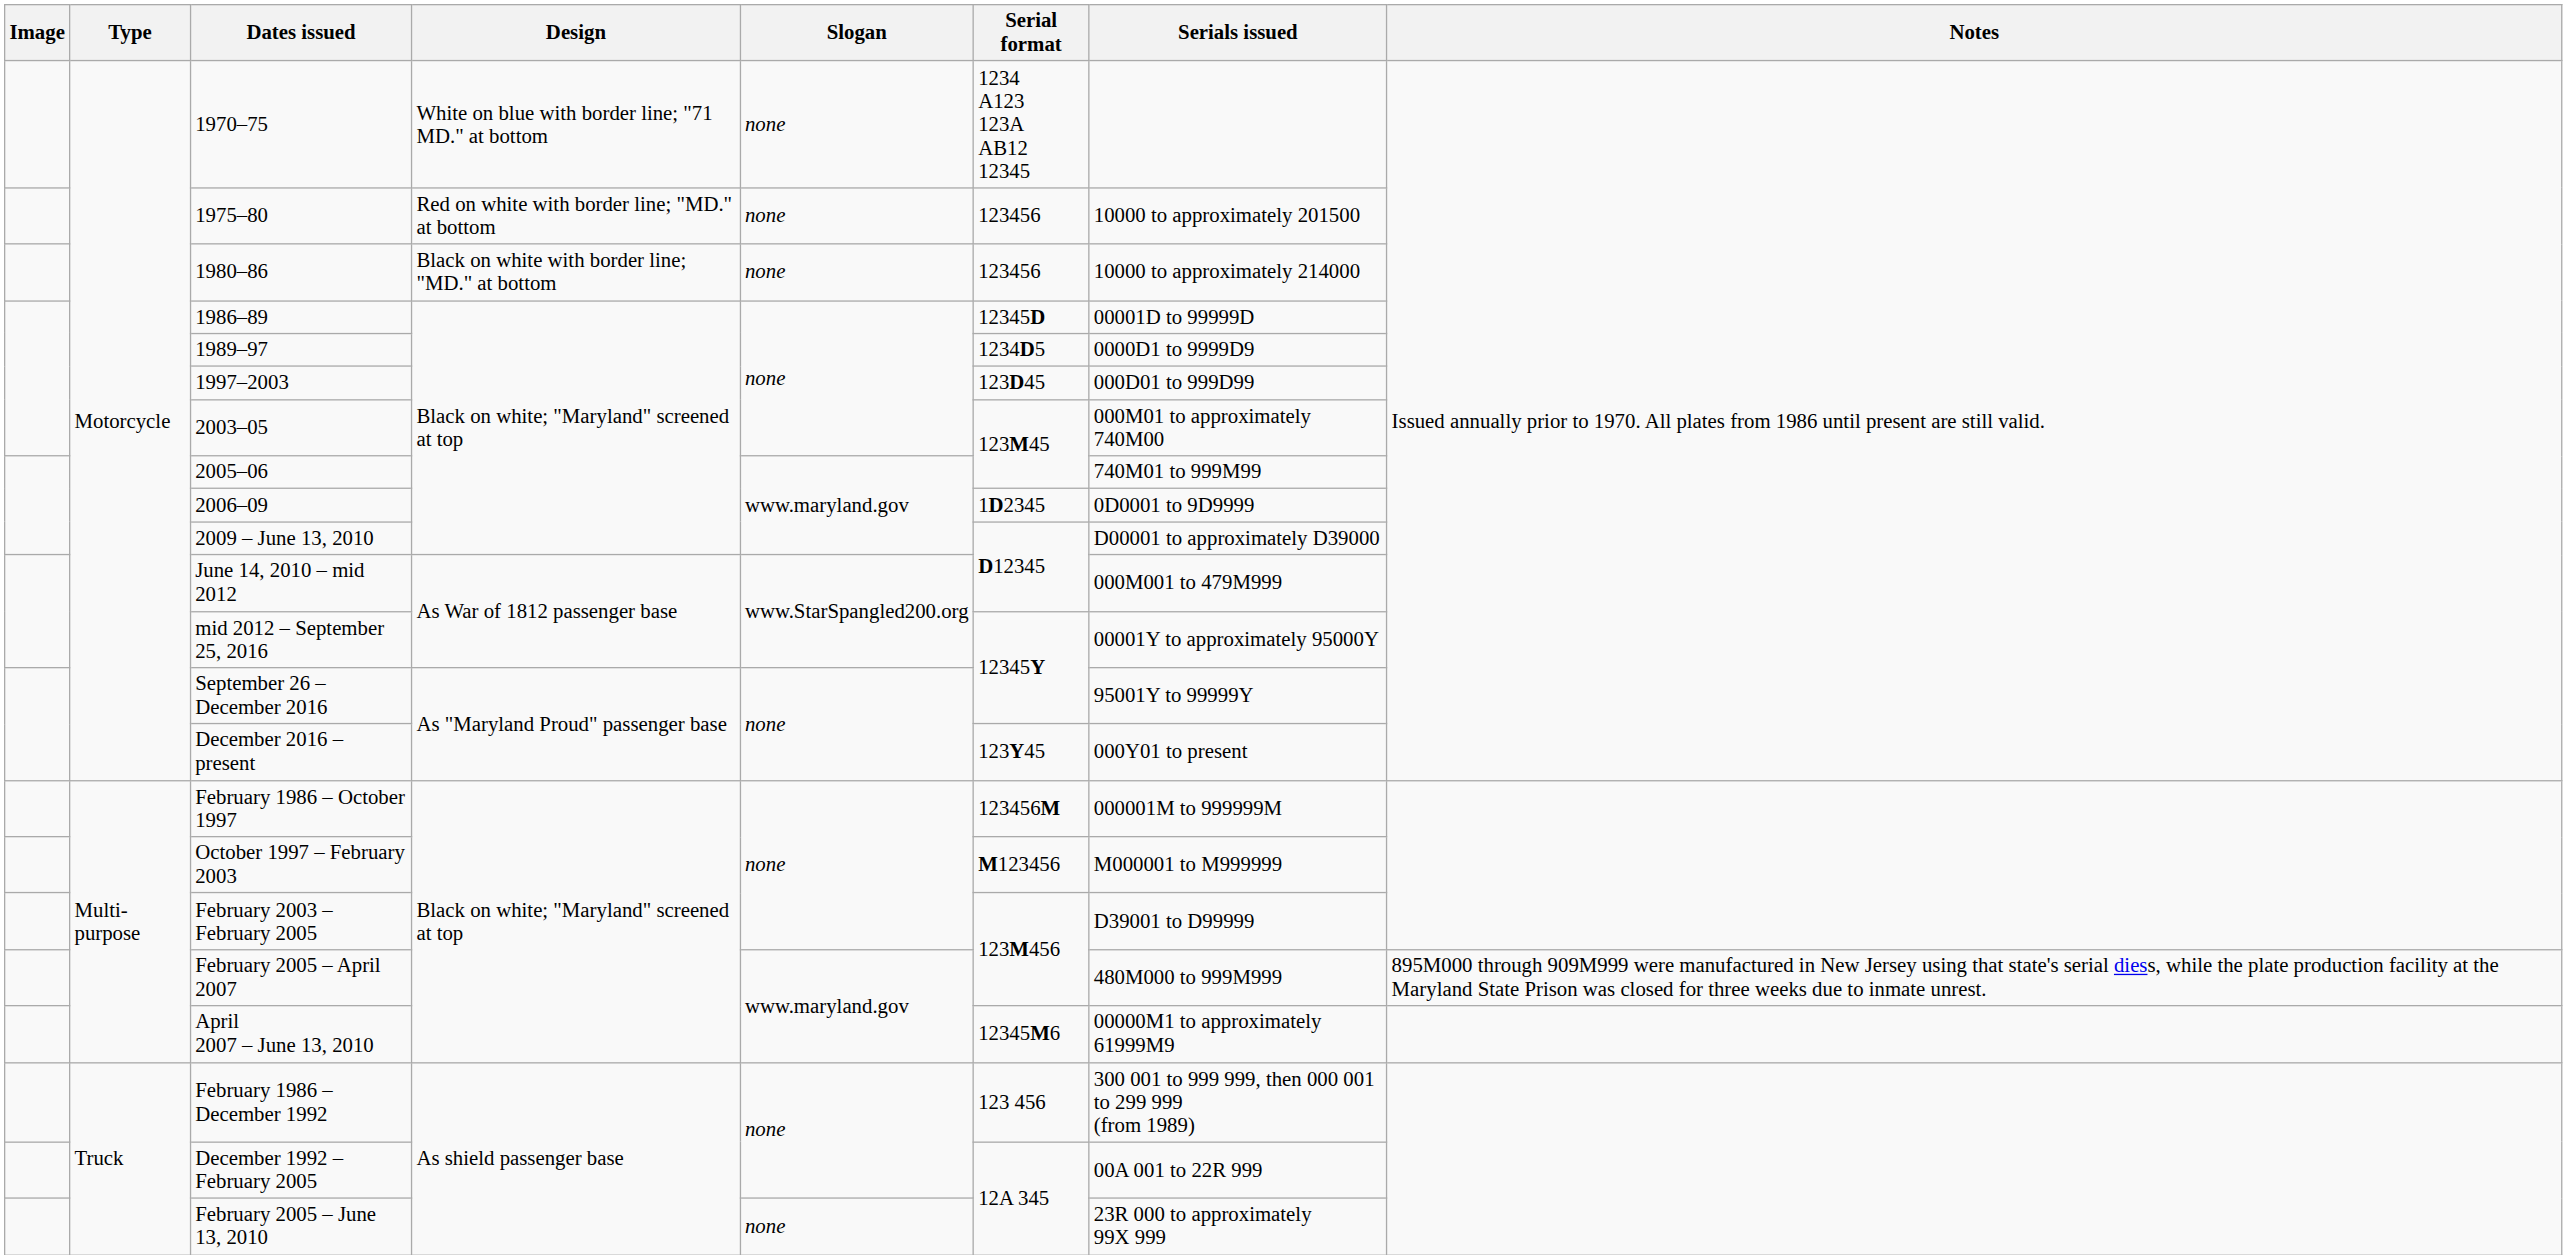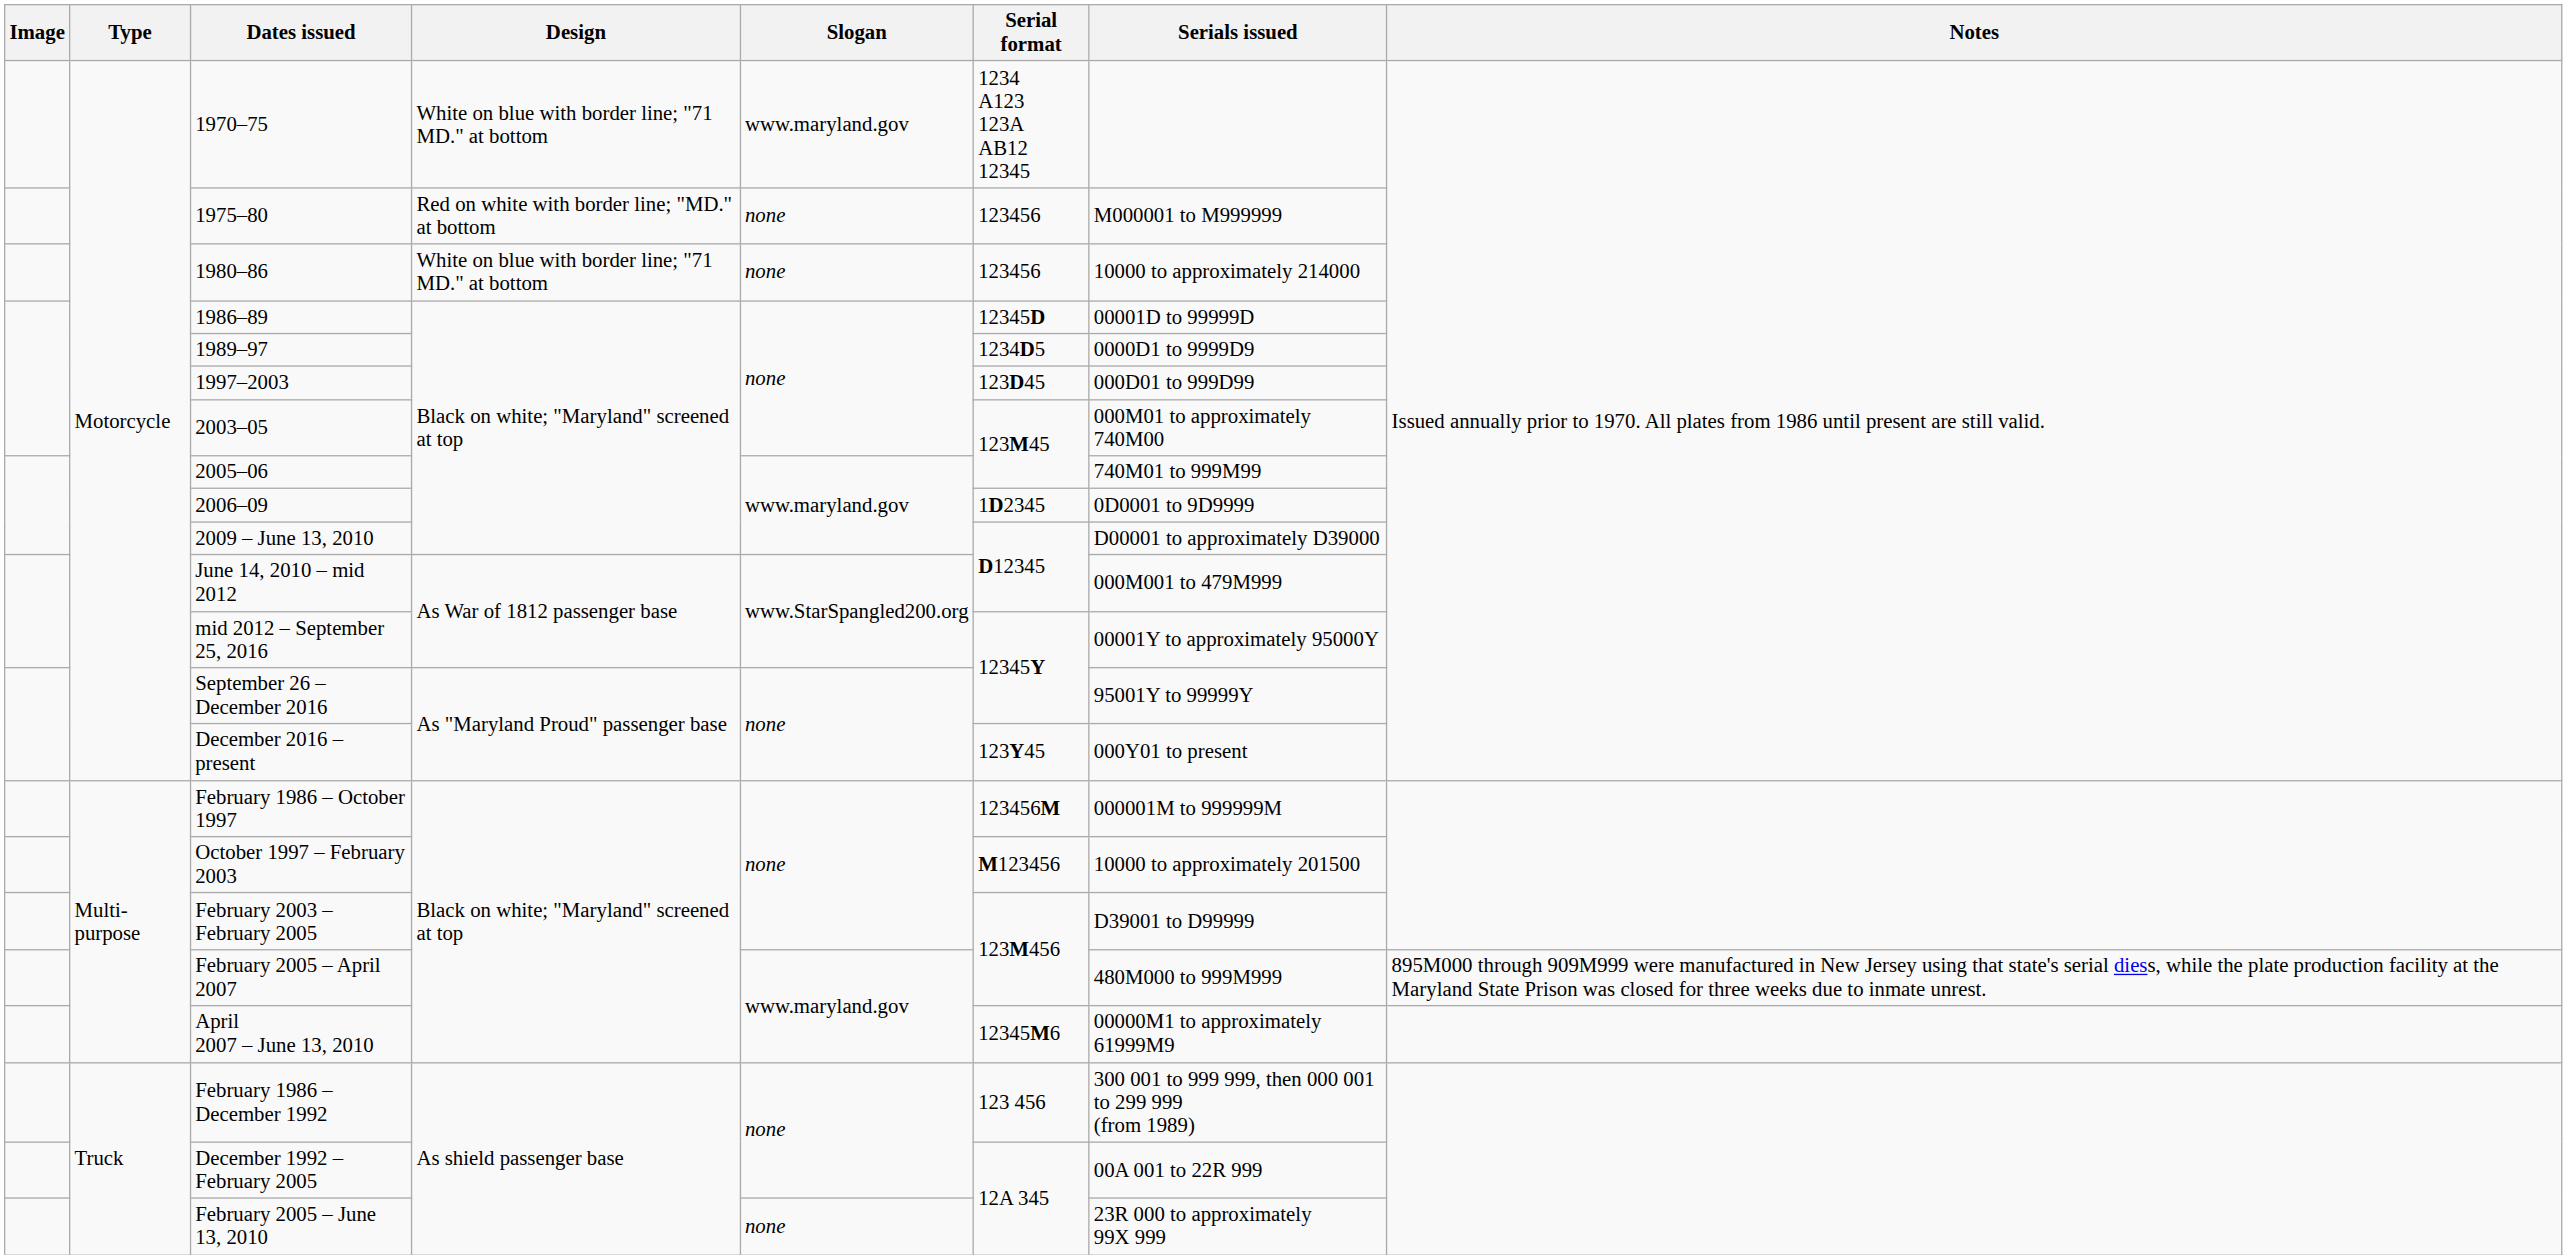(765, 124) none -> (827, 124) www.maryland.gov
(1227, 215) 10000 to approximately 201500 -> (1188, 215) M000001 to M999999
(551, 272) Black on white with border line; "MD." at bottom -> (565, 272) White on blue with border line; "71 MD." at bottom
(1188, 864) M000001 to M999999 -> (1227, 864) 10000 to approximately 201500
